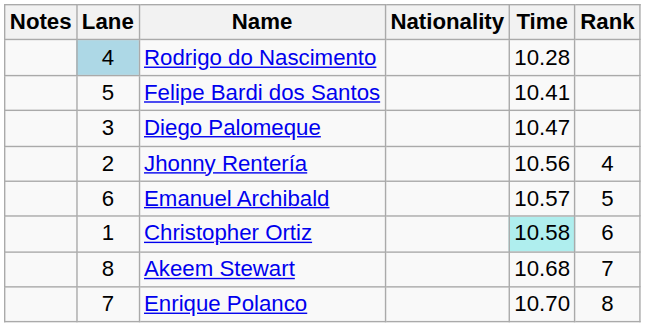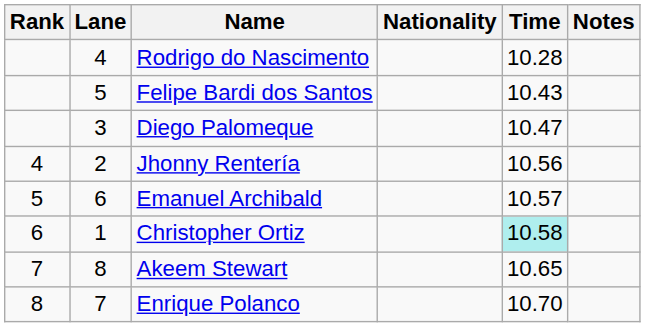columns swapped: (607, 22) <-> (41, 22)
(108, 57) lightblue background -> (100, 57) no background
(542, 92) 10.41 -> (535, 92) 10.43
(542, 269) 10.68 -> (535, 269) 10.65
